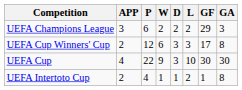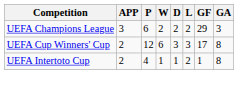- row: (29, 61)
